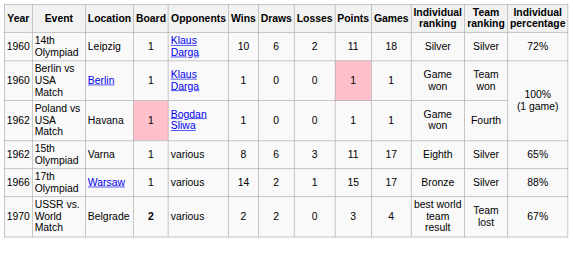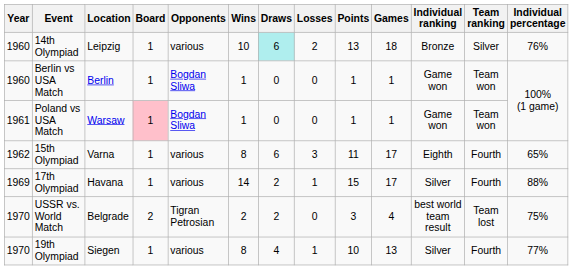(185, 46) Klaus Darga -> (187, 46) various
(276, 46) no background -> (276, 46) paleturquoise background
(353, 46) 11 -> (353, 46) 13
(438, 46) Silver -> (438, 46) Bronze
(538, 46) 72% -> (538, 46) 76%
(185, 80) Klaus Darga -> (188, 80) Bogdan Sliwa
(353, 80) pink background -> (353, 80) no background
(18, 120) 1962 -> (18, 120) 1961
(106, 120) Havana -> (106, 120) Warsaw
(486, 120) Fourth -> (486, 120) Team won
(486, 154) Silver -> (486, 154) Fourth
(18, 182) 1966 -> (18, 182) 1969
(106, 182) Warsaw -> (105, 182) Havana
(438, 182) Bronze -> (438, 182) Silver
(486, 182) Silver -> (486, 182) Fourth
(151, 217) bold -> (150, 217) normal
(188, 217) various -> (192, 217) Tigran Petrosian
(538, 217) 67% -> (538, 217) 75%
+ row: (57, 251)
